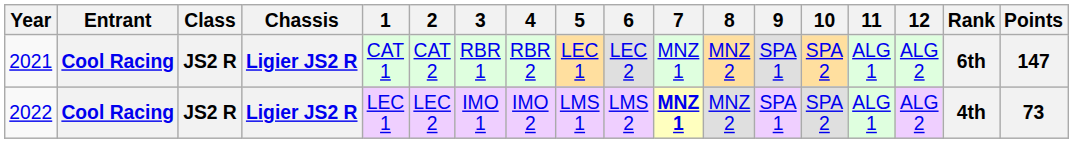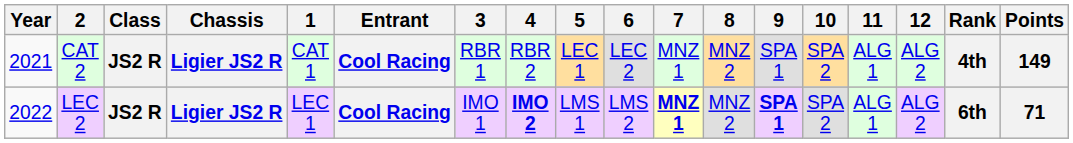columns swapped: (118, 20) <-> (432, 20)
(971, 61) 6th -> (972, 61) 4th
(1034, 61) 147 -> (1035, 61) 149
(530, 112) normal -> (530, 112) bold
(778, 112) normal -> (779, 112) bold
(971, 112) 4th -> (972, 112) 6th
(1034, 112) 73 -> (1035, 112) 71
